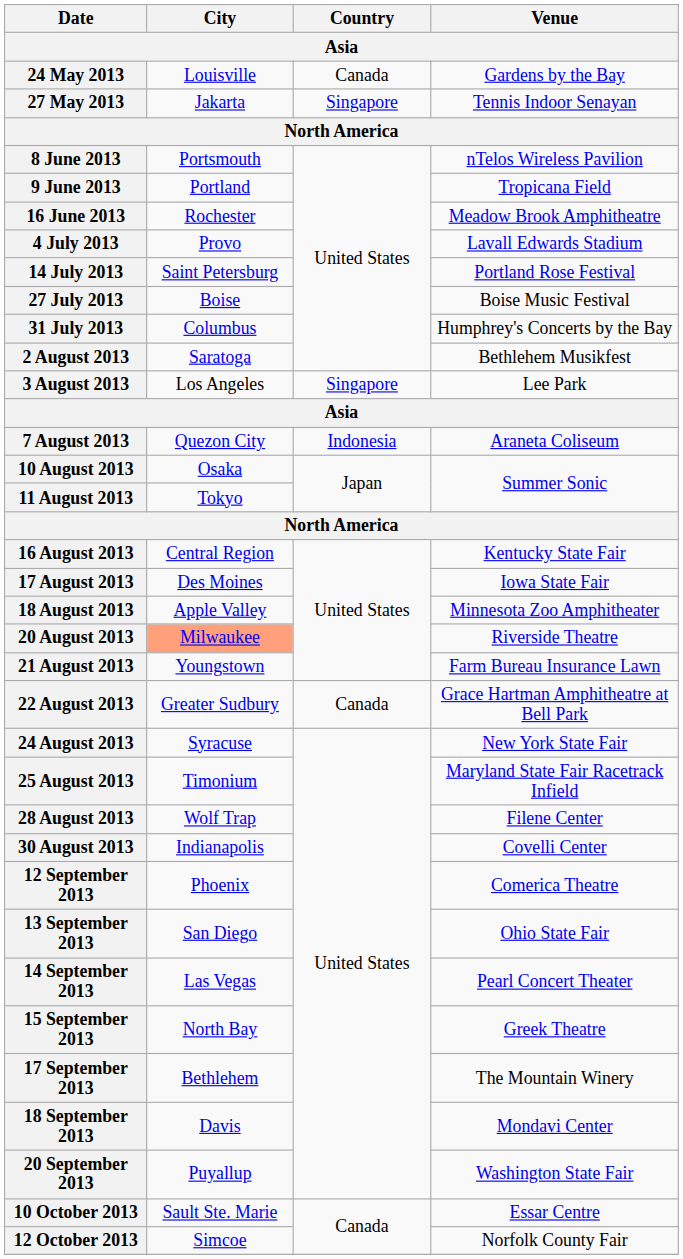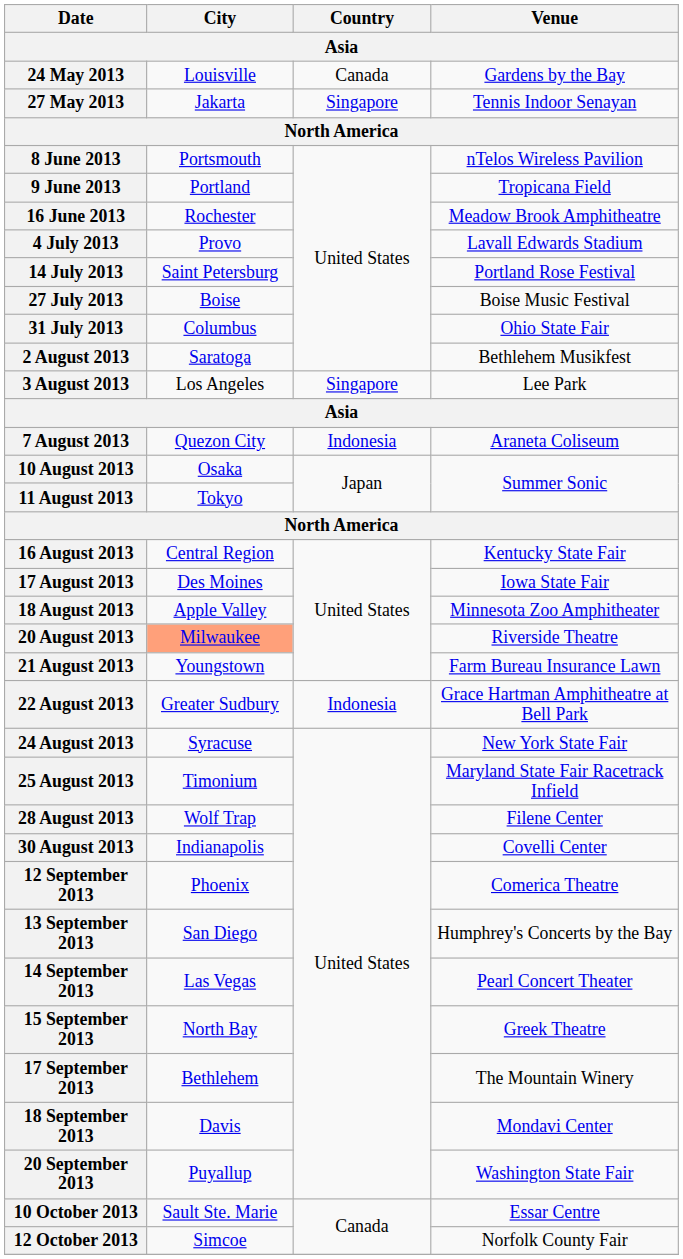(555, 328) Humphrey's Concerts by the Bay -> (555, 328) Ohio State Fair
(362, 704) Canada -> (362, 704) Indonesia
(555, 933) Ohio State Fair -> (555, 933) Humphrey's Concerts by the Bay
